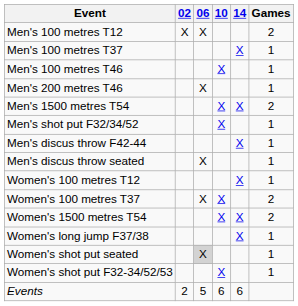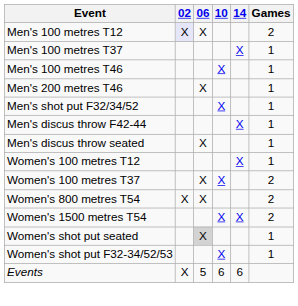(185, 32) no background -> (185, 32) lavender background
- row: (68, 106)
+ row: (74, 198)
- row: (78, 236)
(185, 291) 2 -> (185, 273) X
